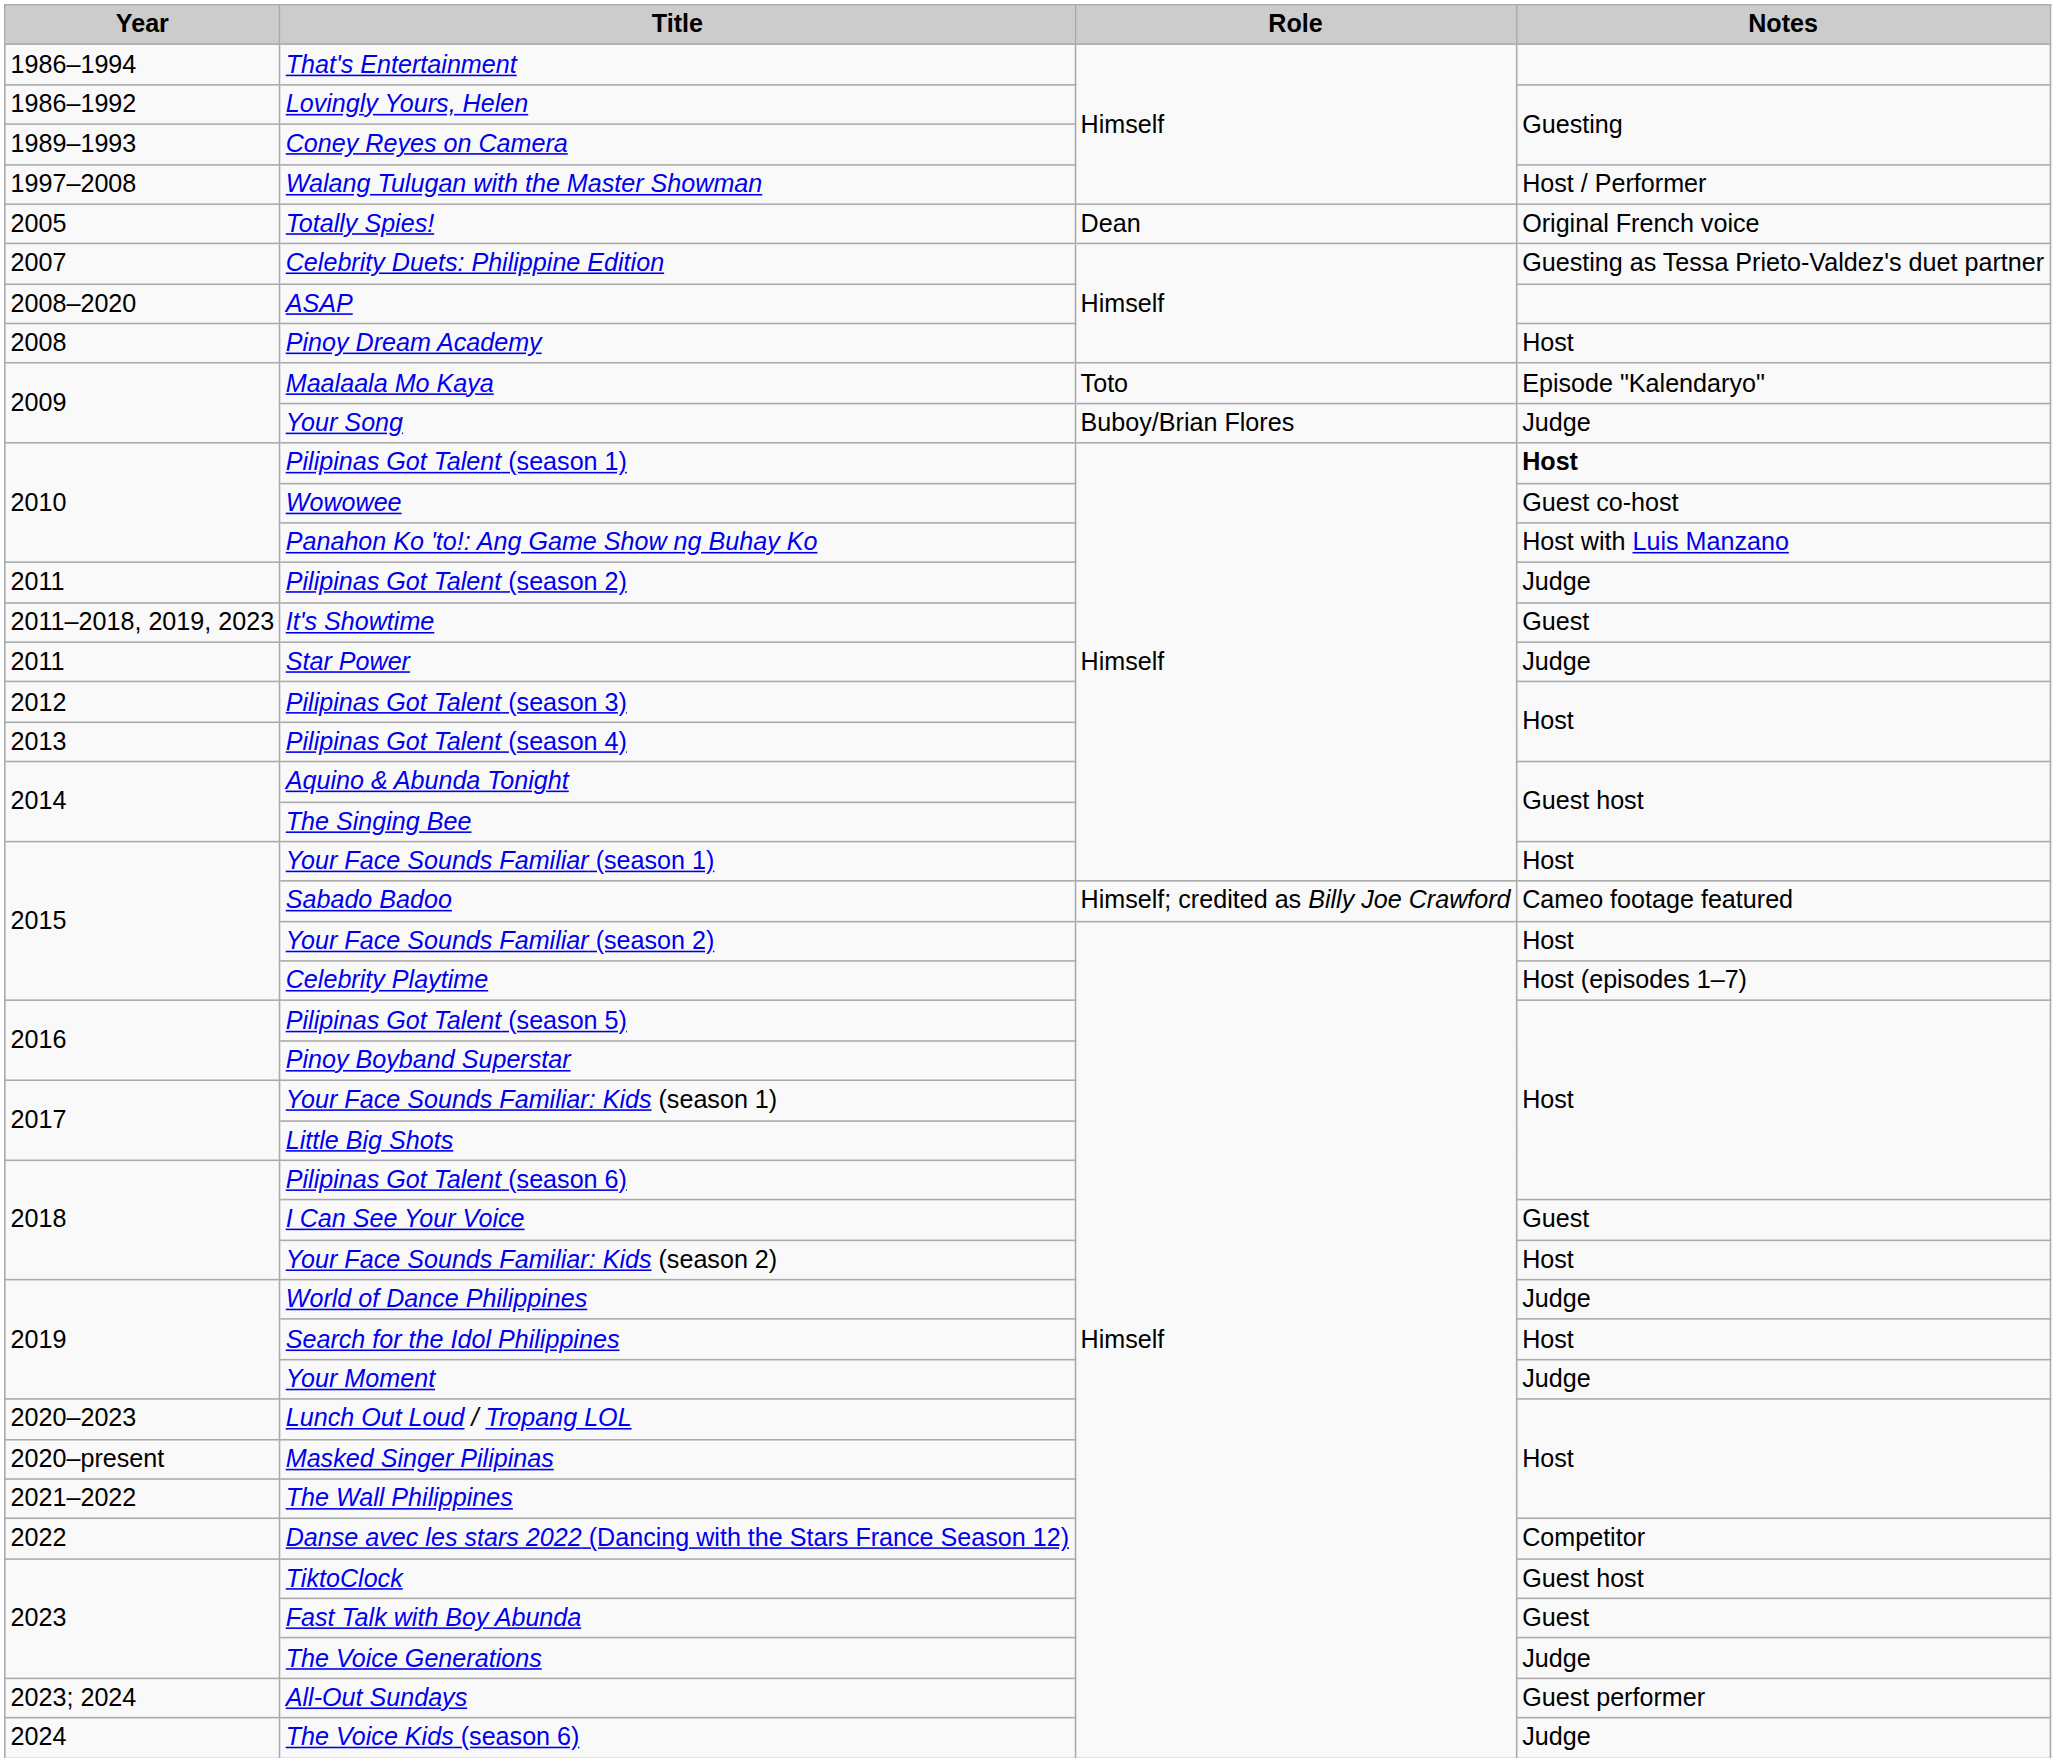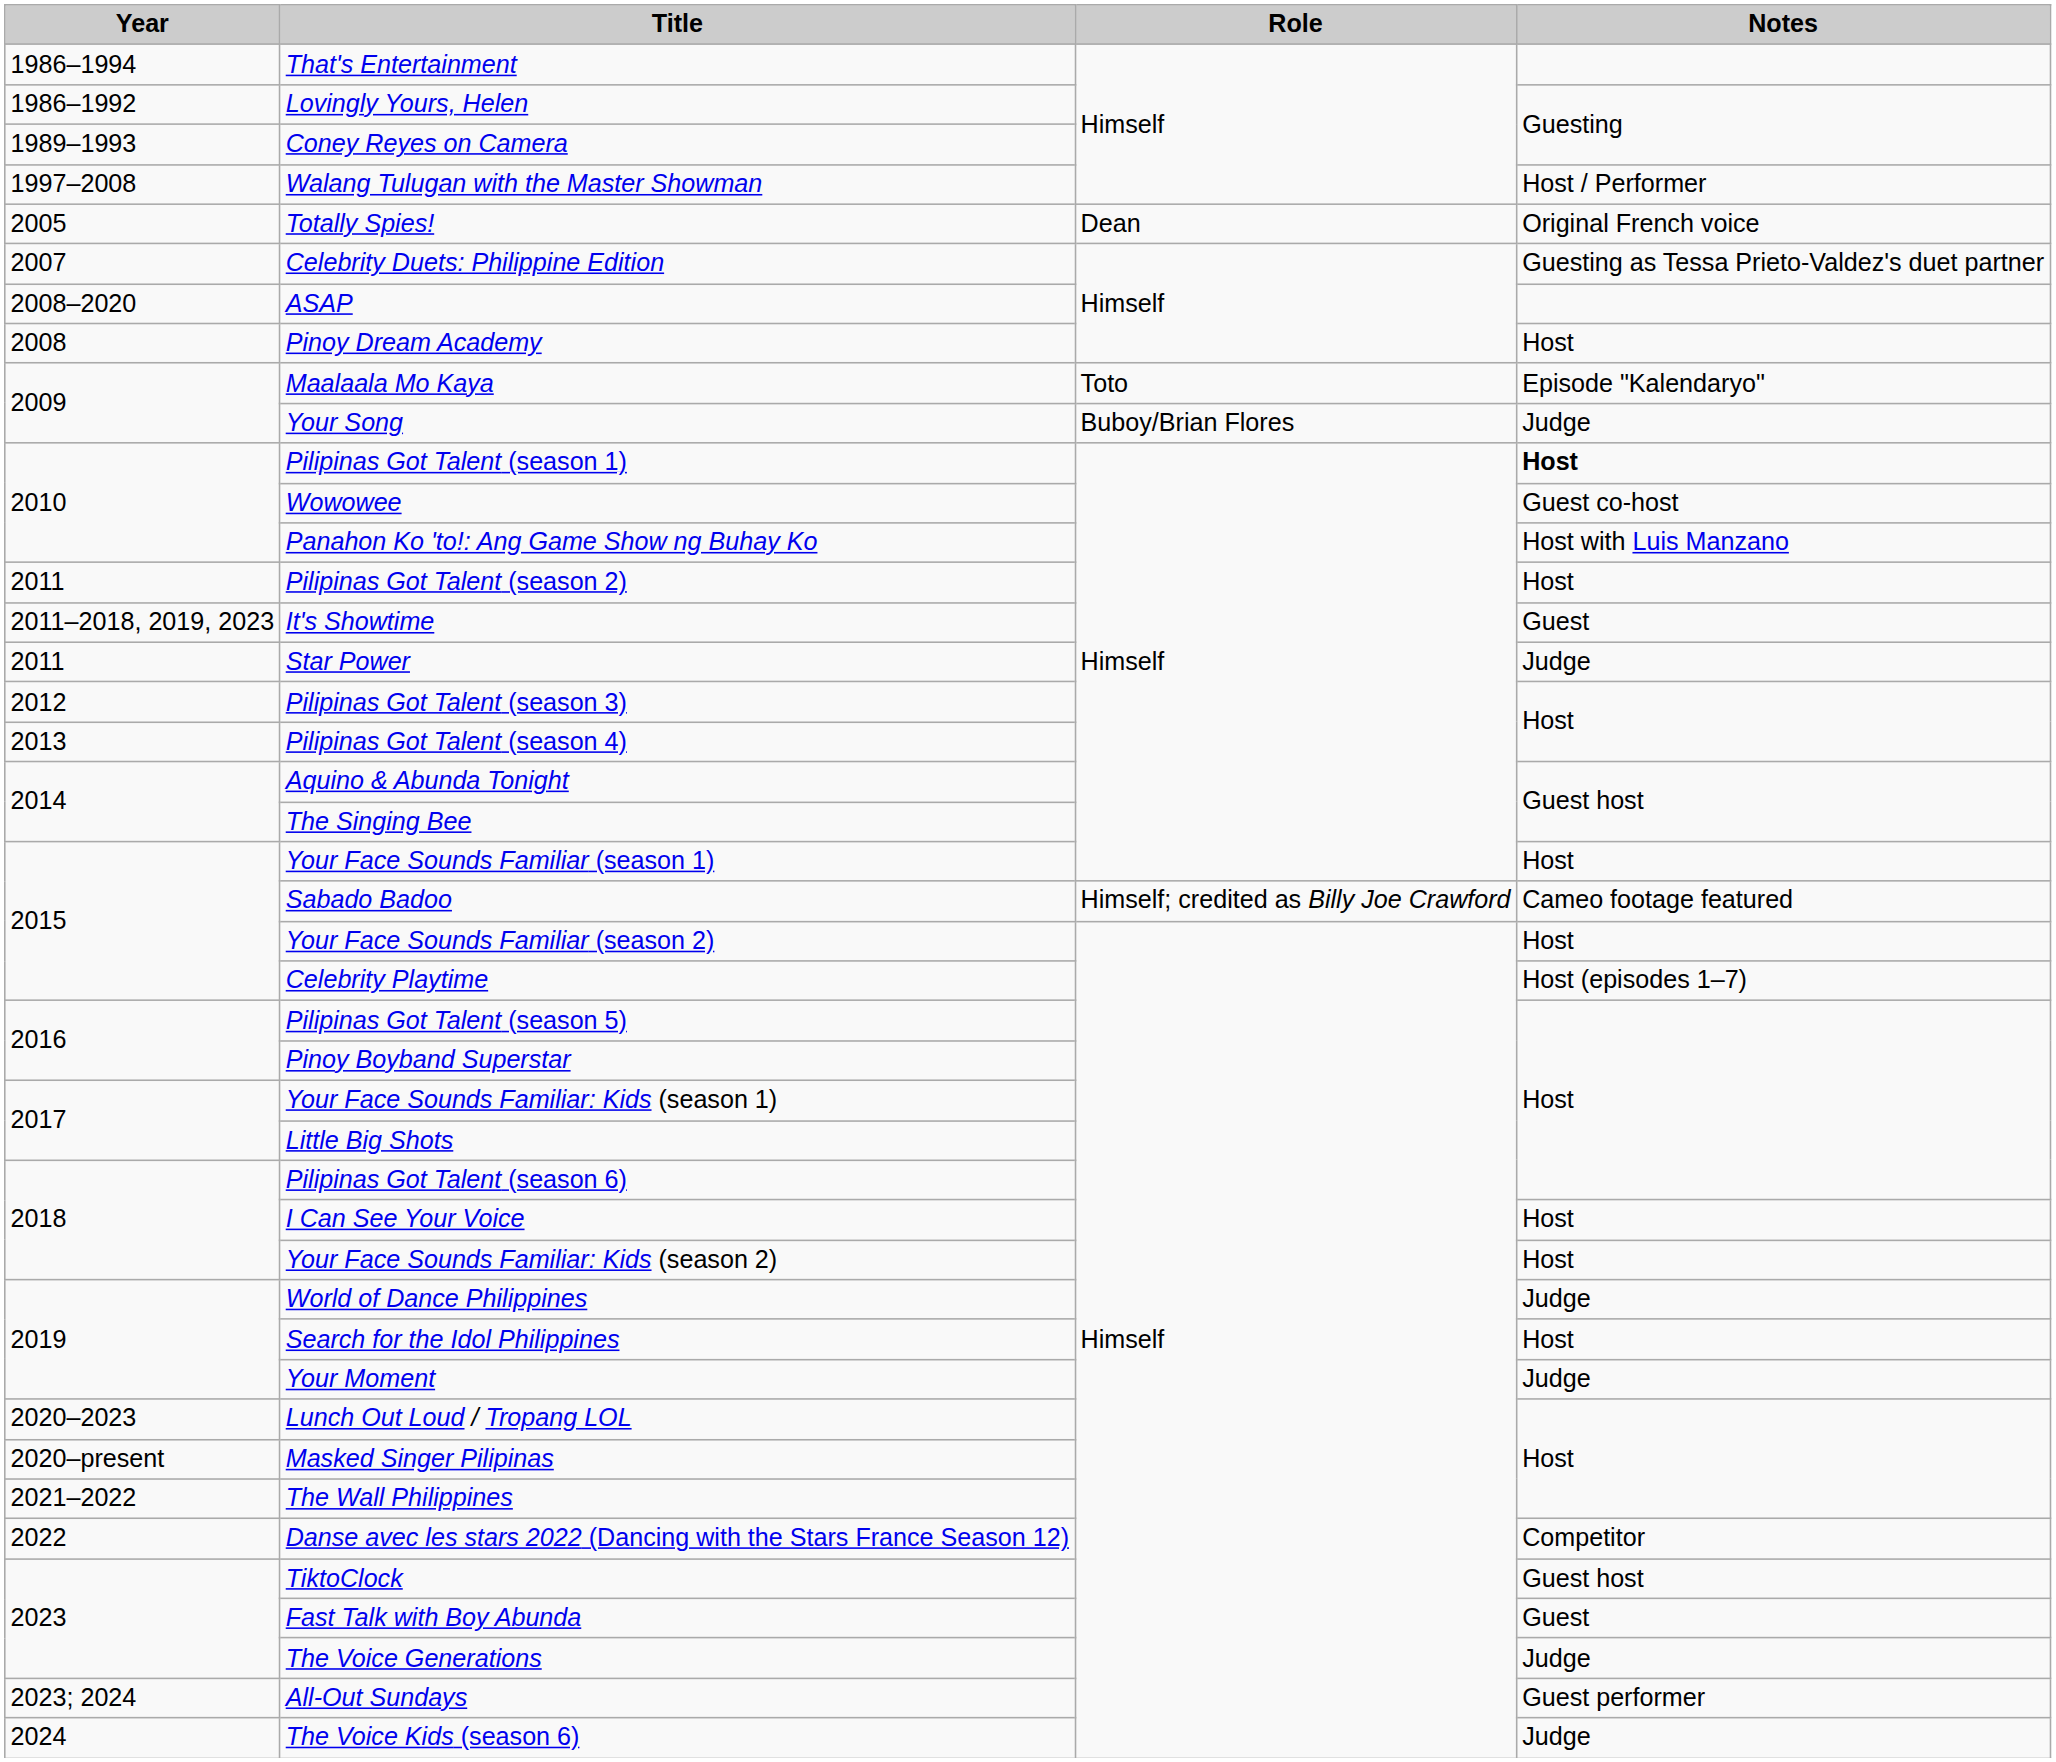(1556, 582) Judge -> (1548, 582) Host
(1556, 1219) Guest -> (1548, 1219) Host
